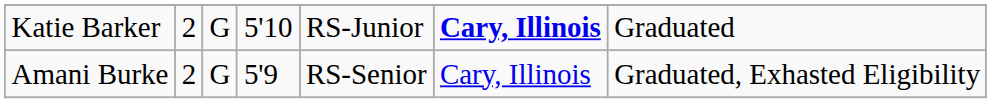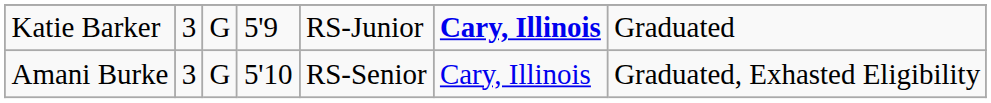(189, 27) 2 -> (189, 27) 3
(268, 27) 5'10 -> (261, 27) 5'9
(189, 73) 2 -> (189, 73) 3
(261, 73) 5'9 -> (268, 73) 5'10
